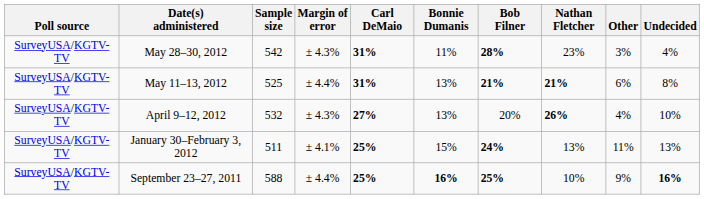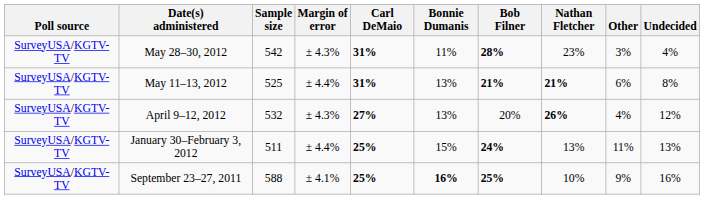(670, 115) 10% -> (670, 115) 12%
(323, 146) ± 4.1% -> (323, 146) ± 4.4%
(323, 178) ± 4.4% -> (323, 178) ± 4.1%
(670, 178) bold -> (670, 178) normal
